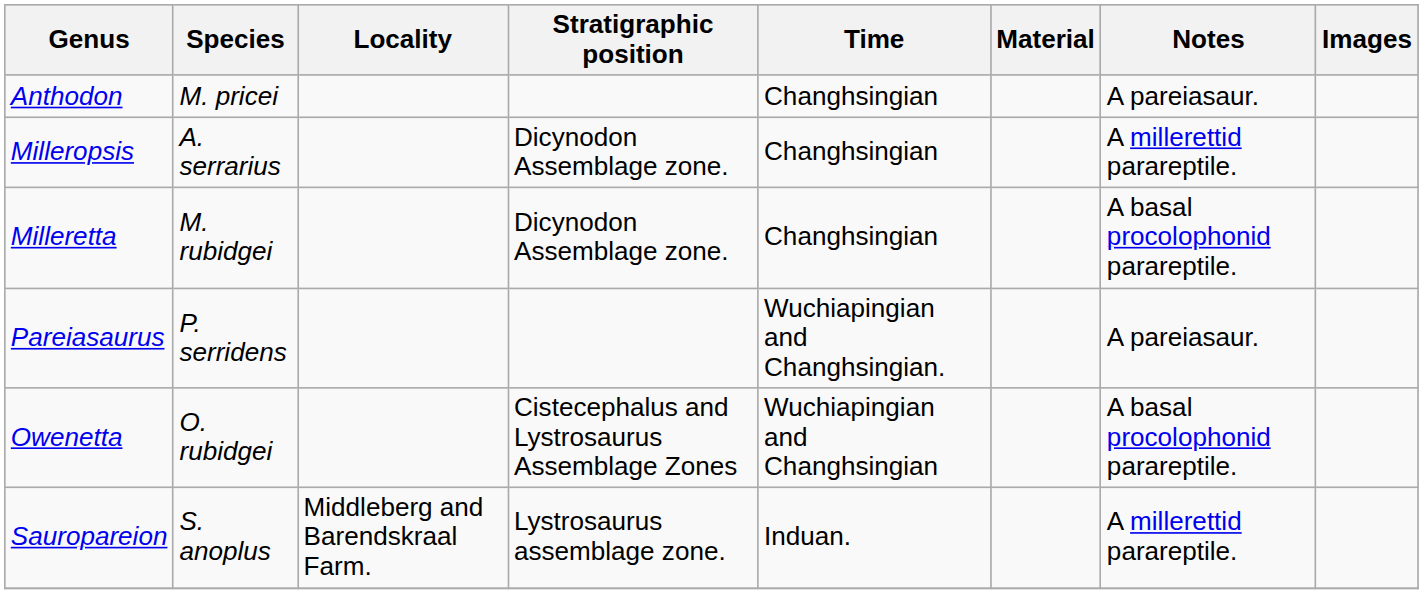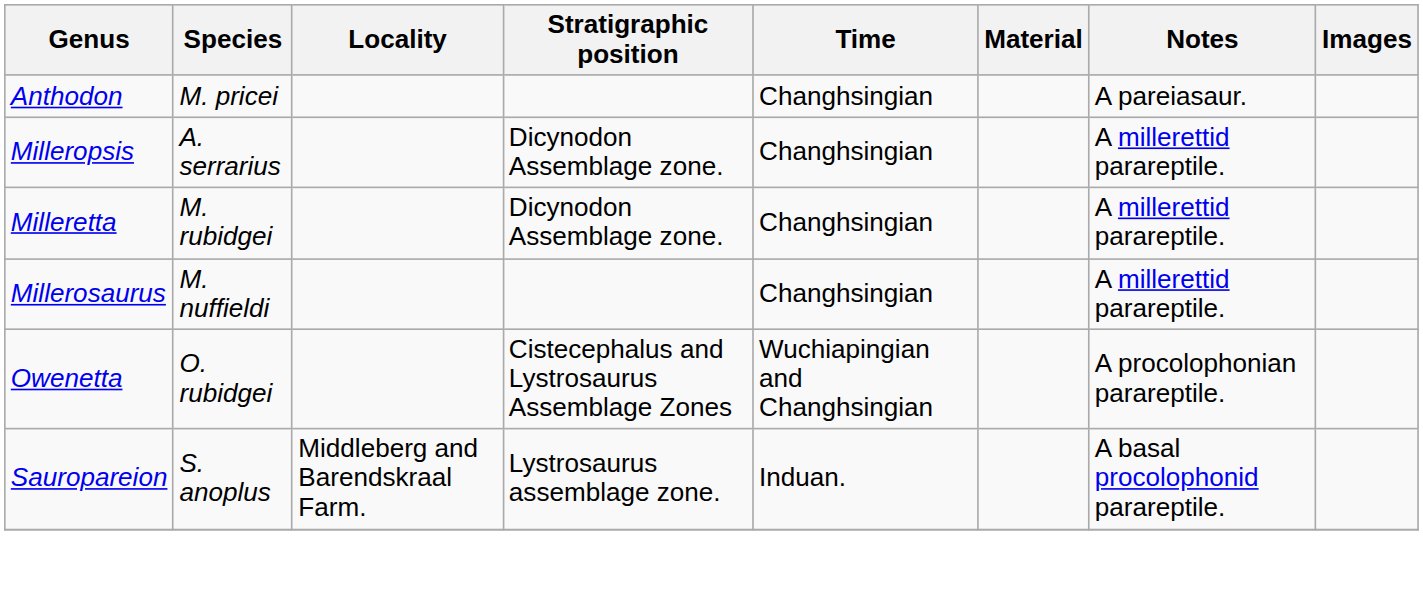(1189, 237) A basal procolophonid parareptile. -> (1162, 222) A millerettid parareptile.
+ row: (88, 293)
- row: (88, 337)
(1189, 437) A basal procolophonid parareptile. -> (1196, 378) A procolophonian parareptile.
(1174, 537) A millerettid parareptile. -> (1177, 478) A basal procolophonid parareptile.
